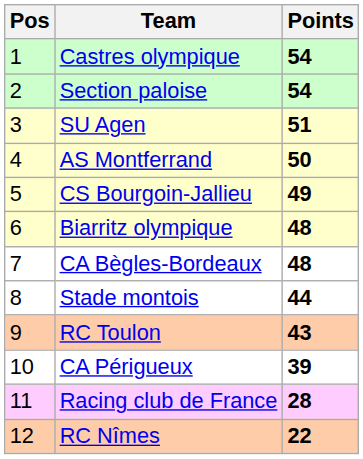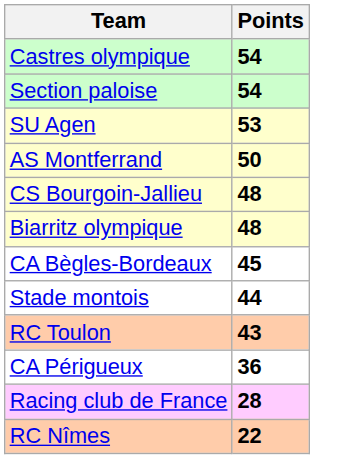- column: (30, 21)
(299, 125) 51 -> (250, 125) 53
(299, 194) 49 -> (250, 194) 48
(299, 263) 48 -> (250, 263) 45
(299, 366) 39 -> (250, 366) 36
